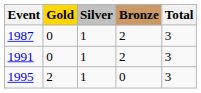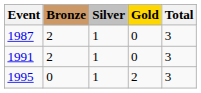columns swapped: (60, 14) <-> (139, 14)
